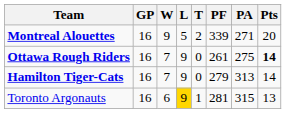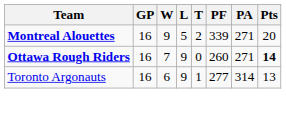(219, 56) 261 -> (219, 56) 260
(245, 56) 275 -> (245, 56) 271
- row: (65, 77)
(184, 98) gold background -> (184, 77) no background
(219, 98) 281 -> (219, 77) 277
(245, 98) 315 -> (245, 77) 314
